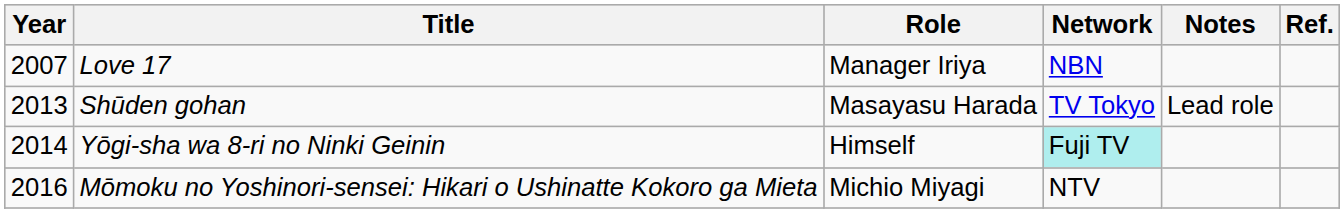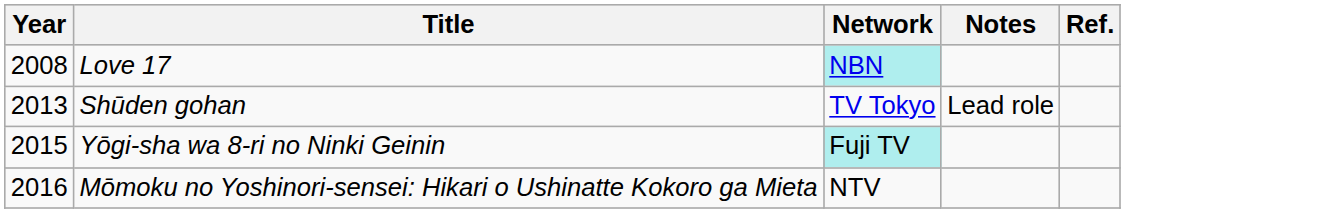- column: (933, 24)
(39, 65) 2007 -> (39, 65) 2008
(1076, 65) no background -> (856, 65) paleturquoise background
(39, 146) 2014 -> (39, 146) 2015
